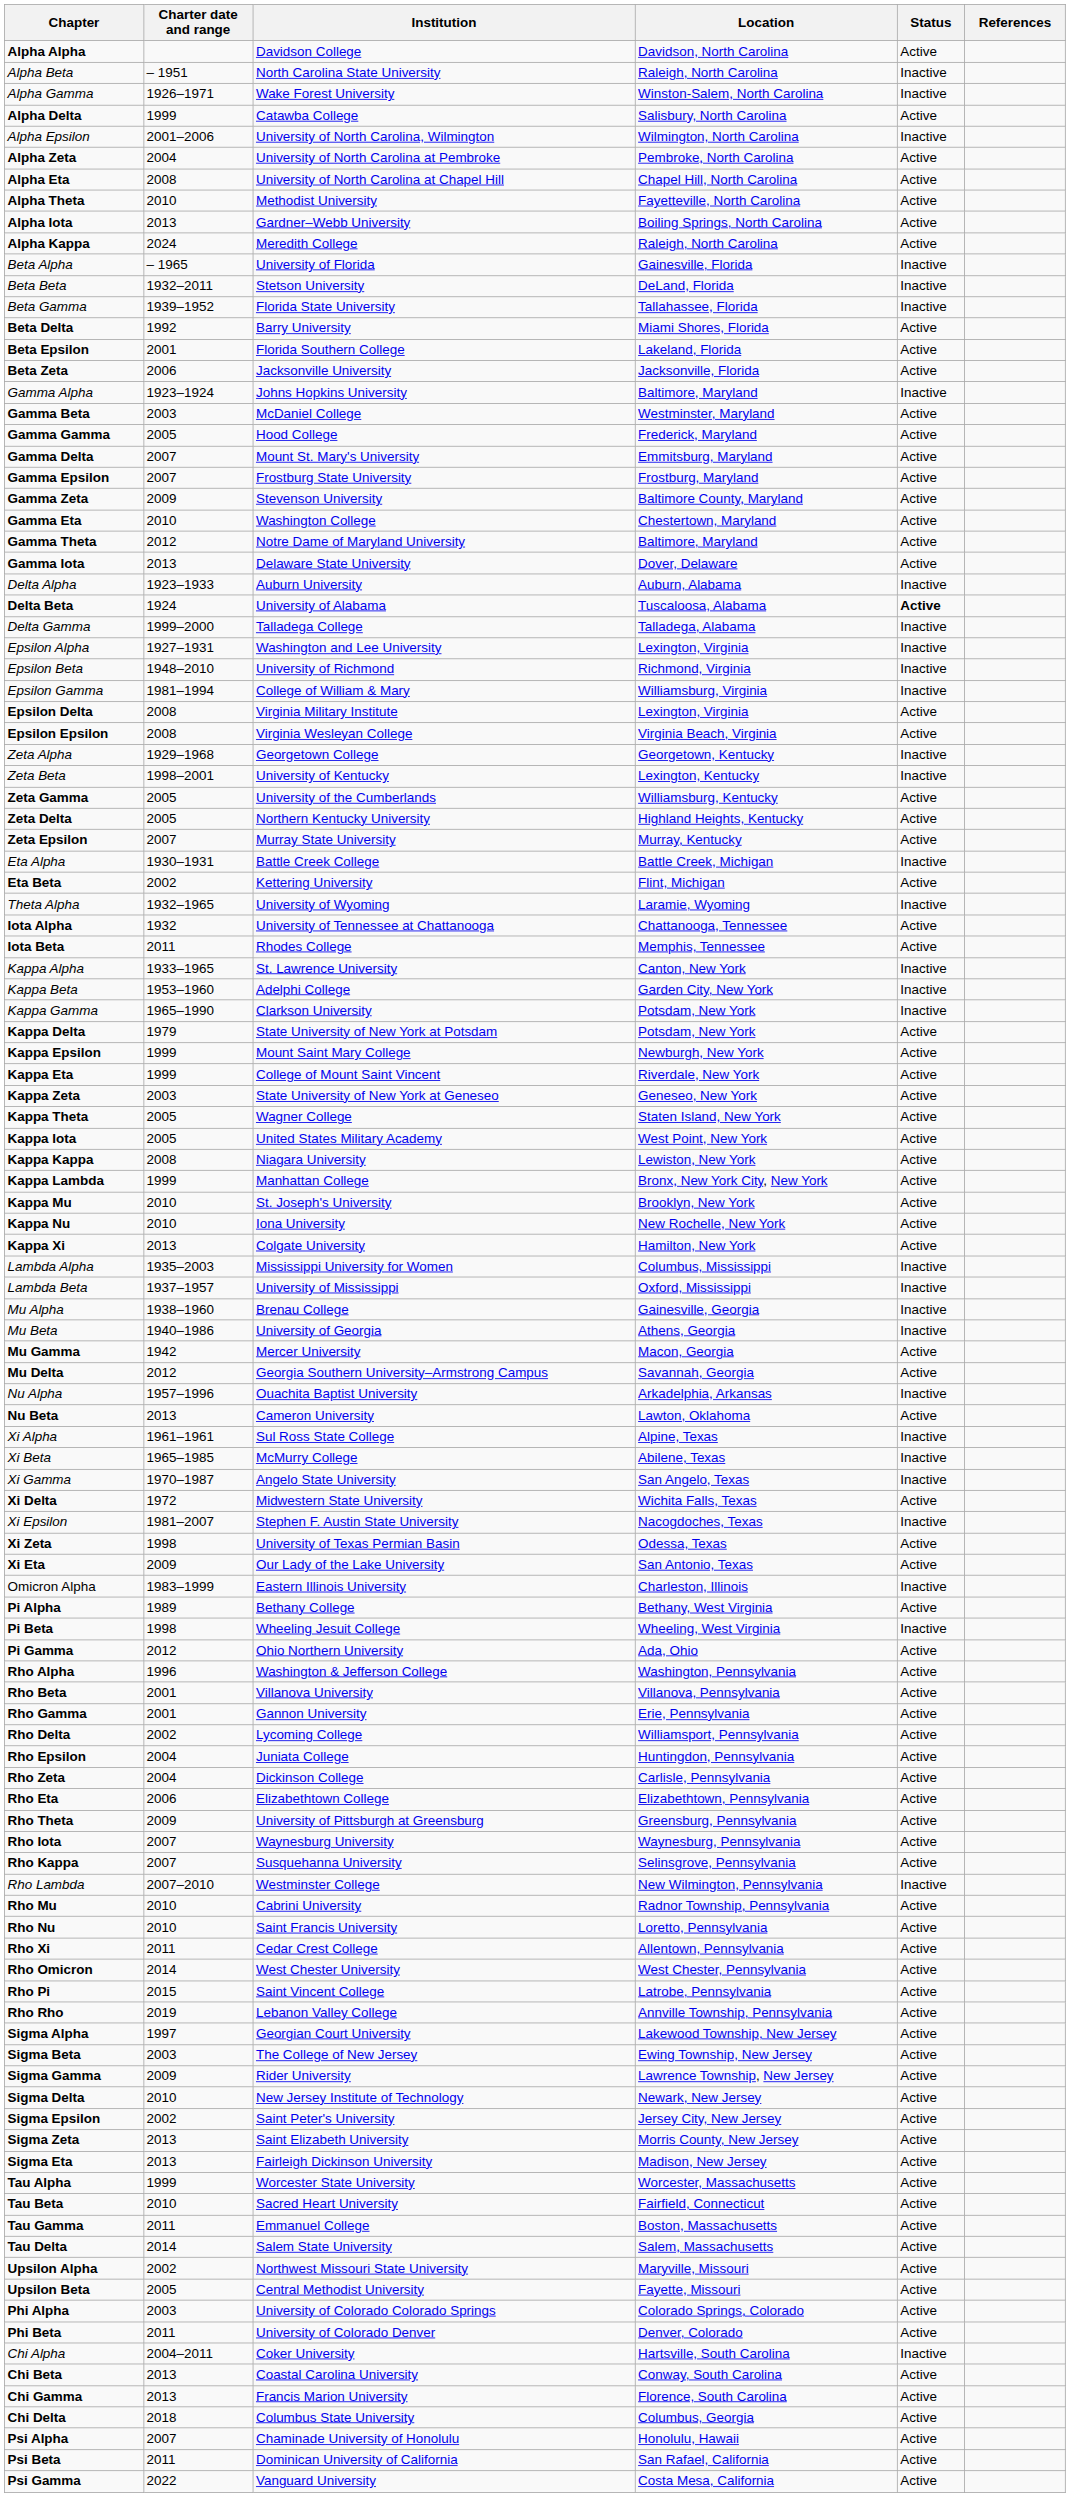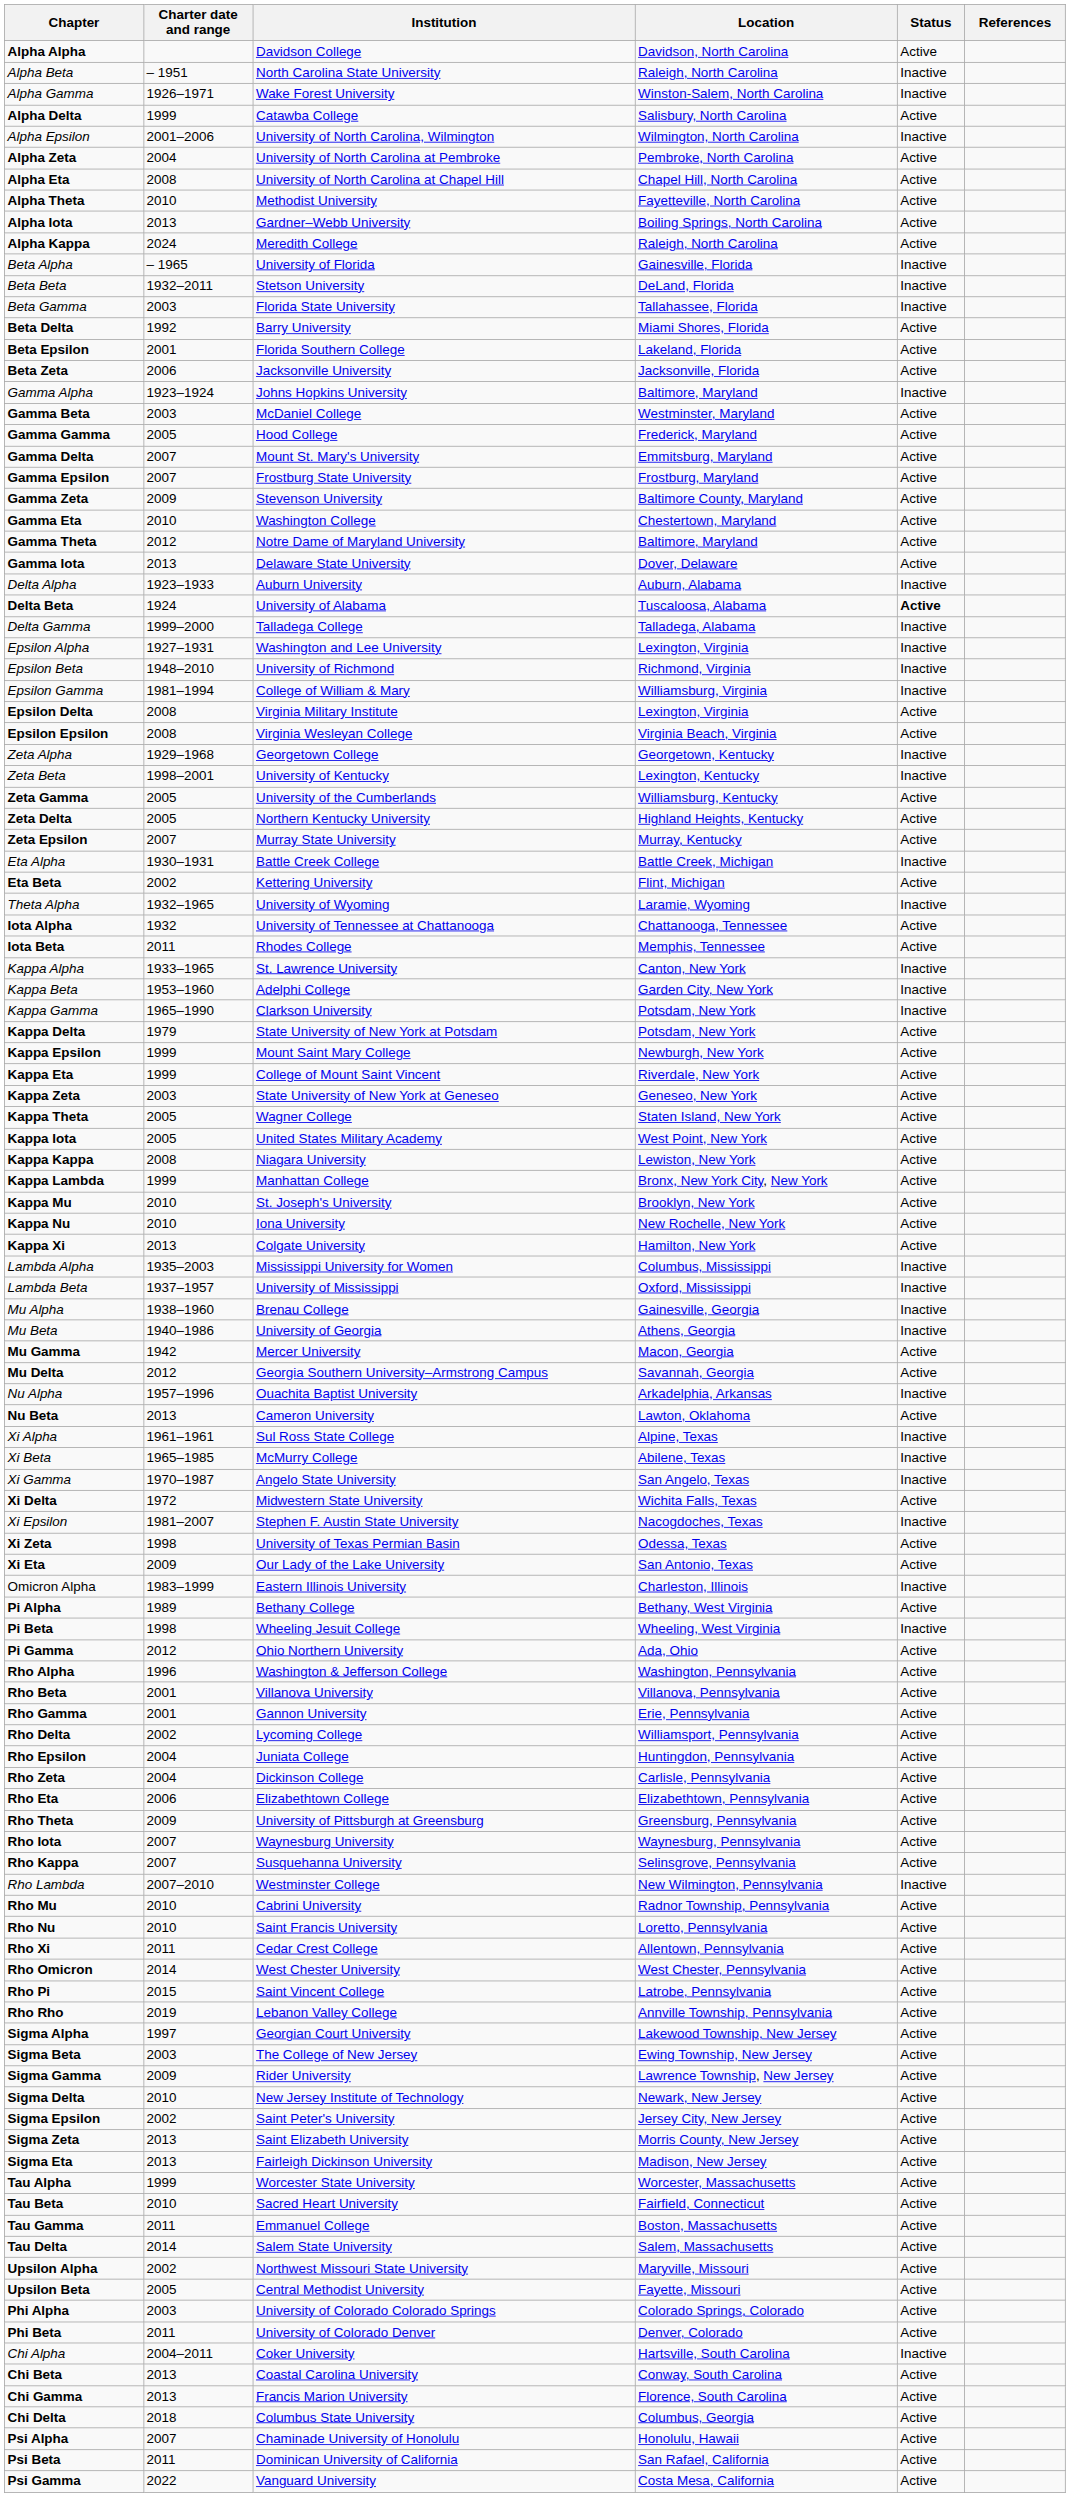(180, 307) 1939–1952 -> (162, 307) 2003
